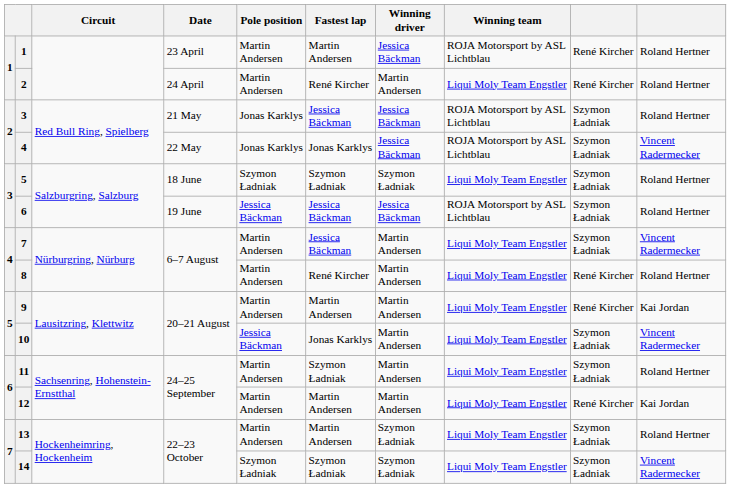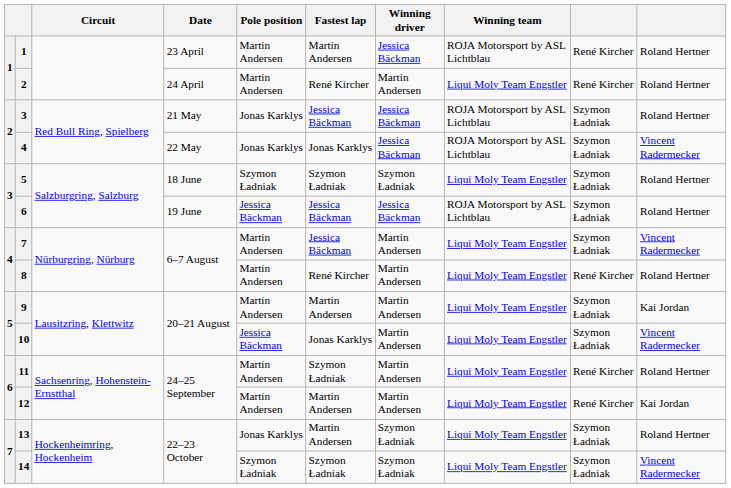(603, 307) René Kircher -> (592, 307) Szymon Ładniak
(592, 370) Szymon Ładniak -> (603, 370) René Kircher
(261, 434) Martin Andersen -> (271, 434) Jonas Karklys
